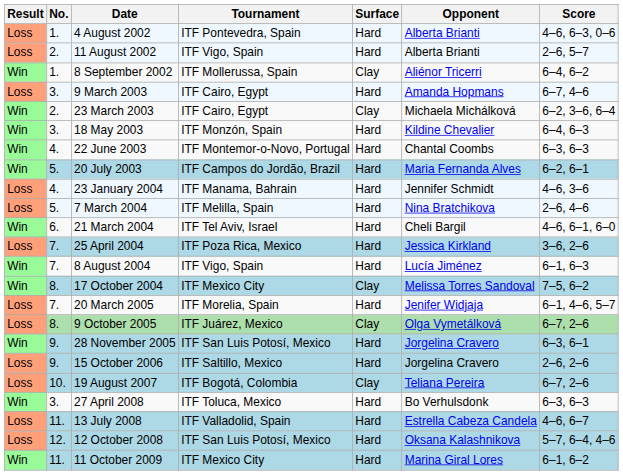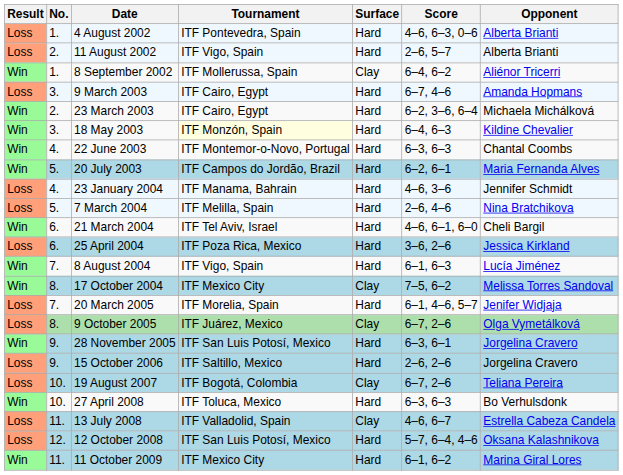columns swapped: (471, 13) <-> (579, 13)
(367, 110) Clay -> (368, 110) Hard
(232, 130) no background -> (232, 130) lightyellow background
(54, 246) 7. -> (54, 246) 6.
(54, 401) 3. -> (58, 401) 10.
(368, 420) Hard -> (367, 420) Clay
